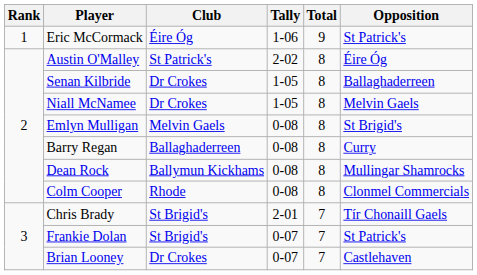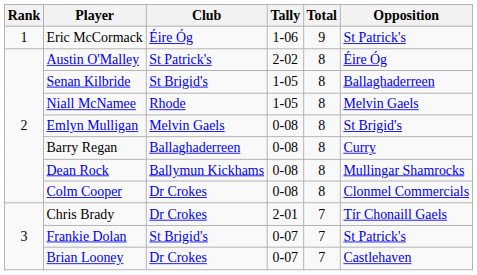(178, 81) Dr Crokes -> (179, 81) St Brigid's
(178, 103) Dr Crokes -> (167, 103) Rhode
(167, 192) Rhode -> (178, 192) Dr Crokes
(179, 214) St Brigid's -> (178, 214) Dr Crokes
